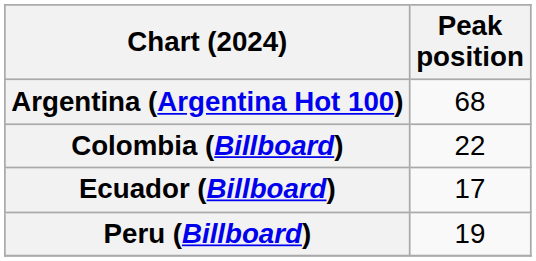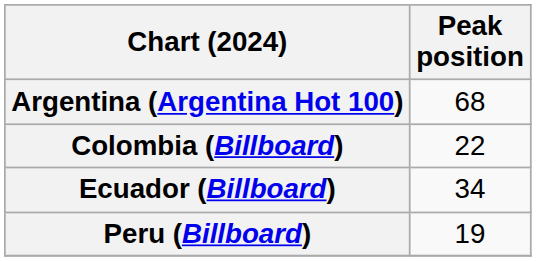(470, 189) 17 -> (470, 189) 34
